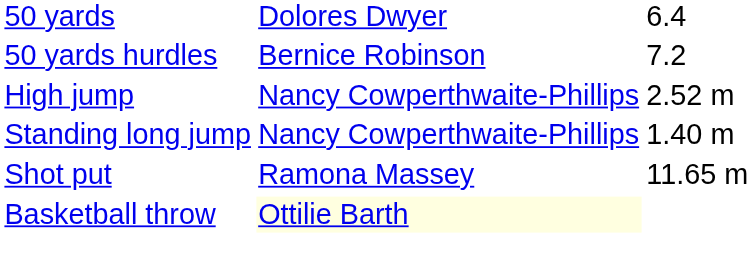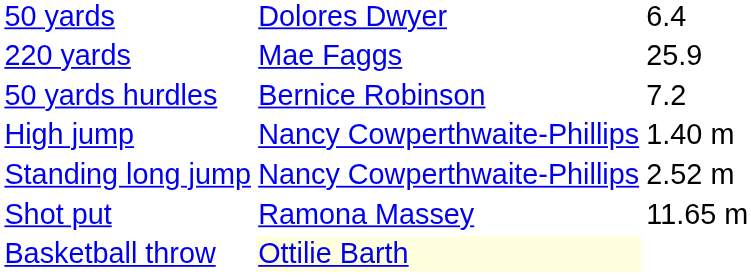+ row: (68, 55)
(690, 95) 2.52 m -> (690, 134) 1.40 m
(690, 134) 1.40 m -> (690, 174) 2.52 m
